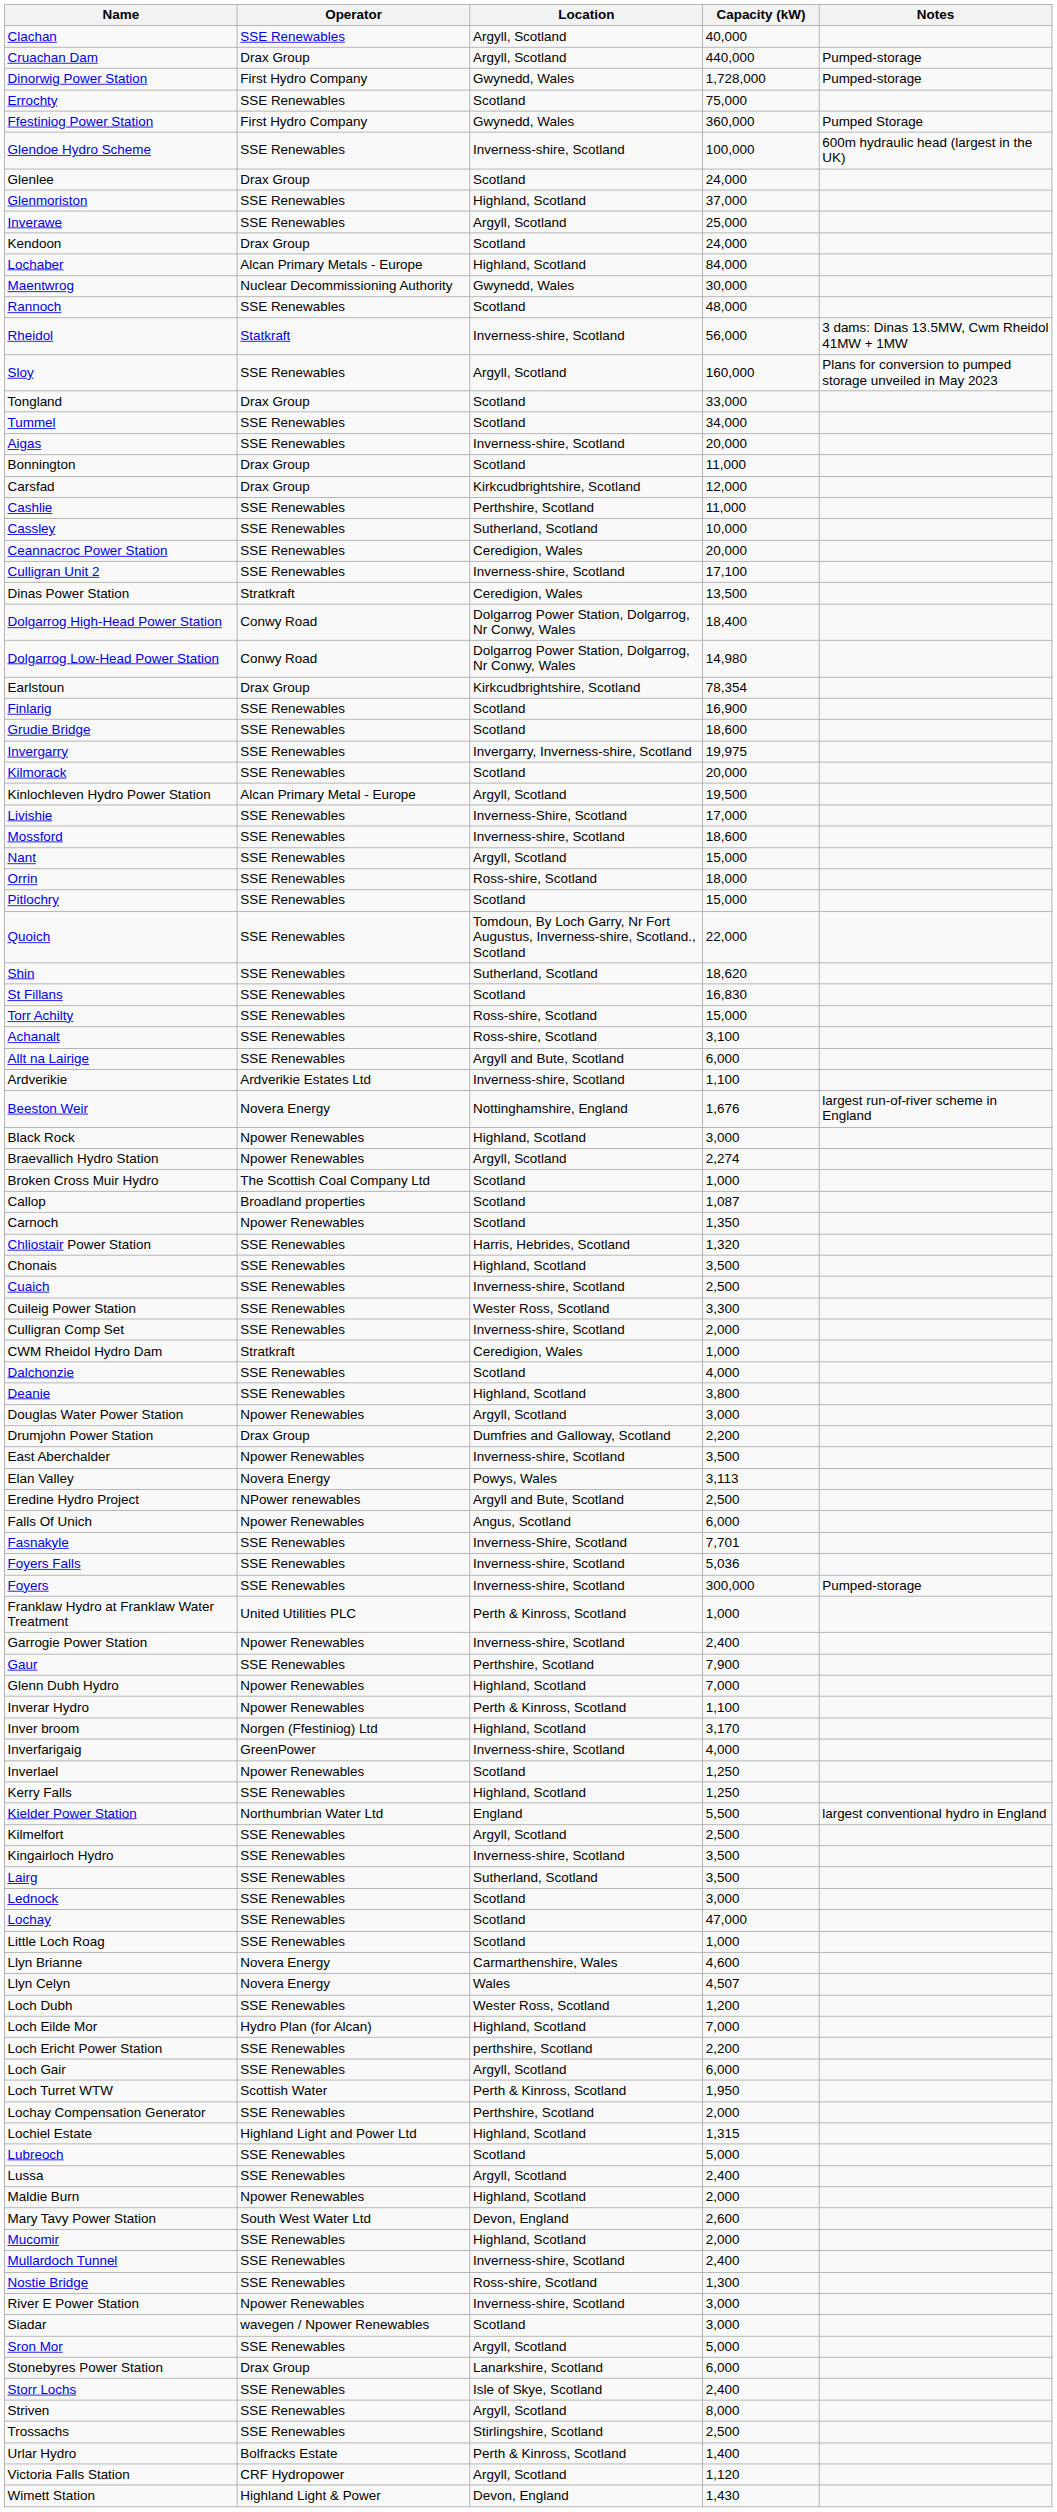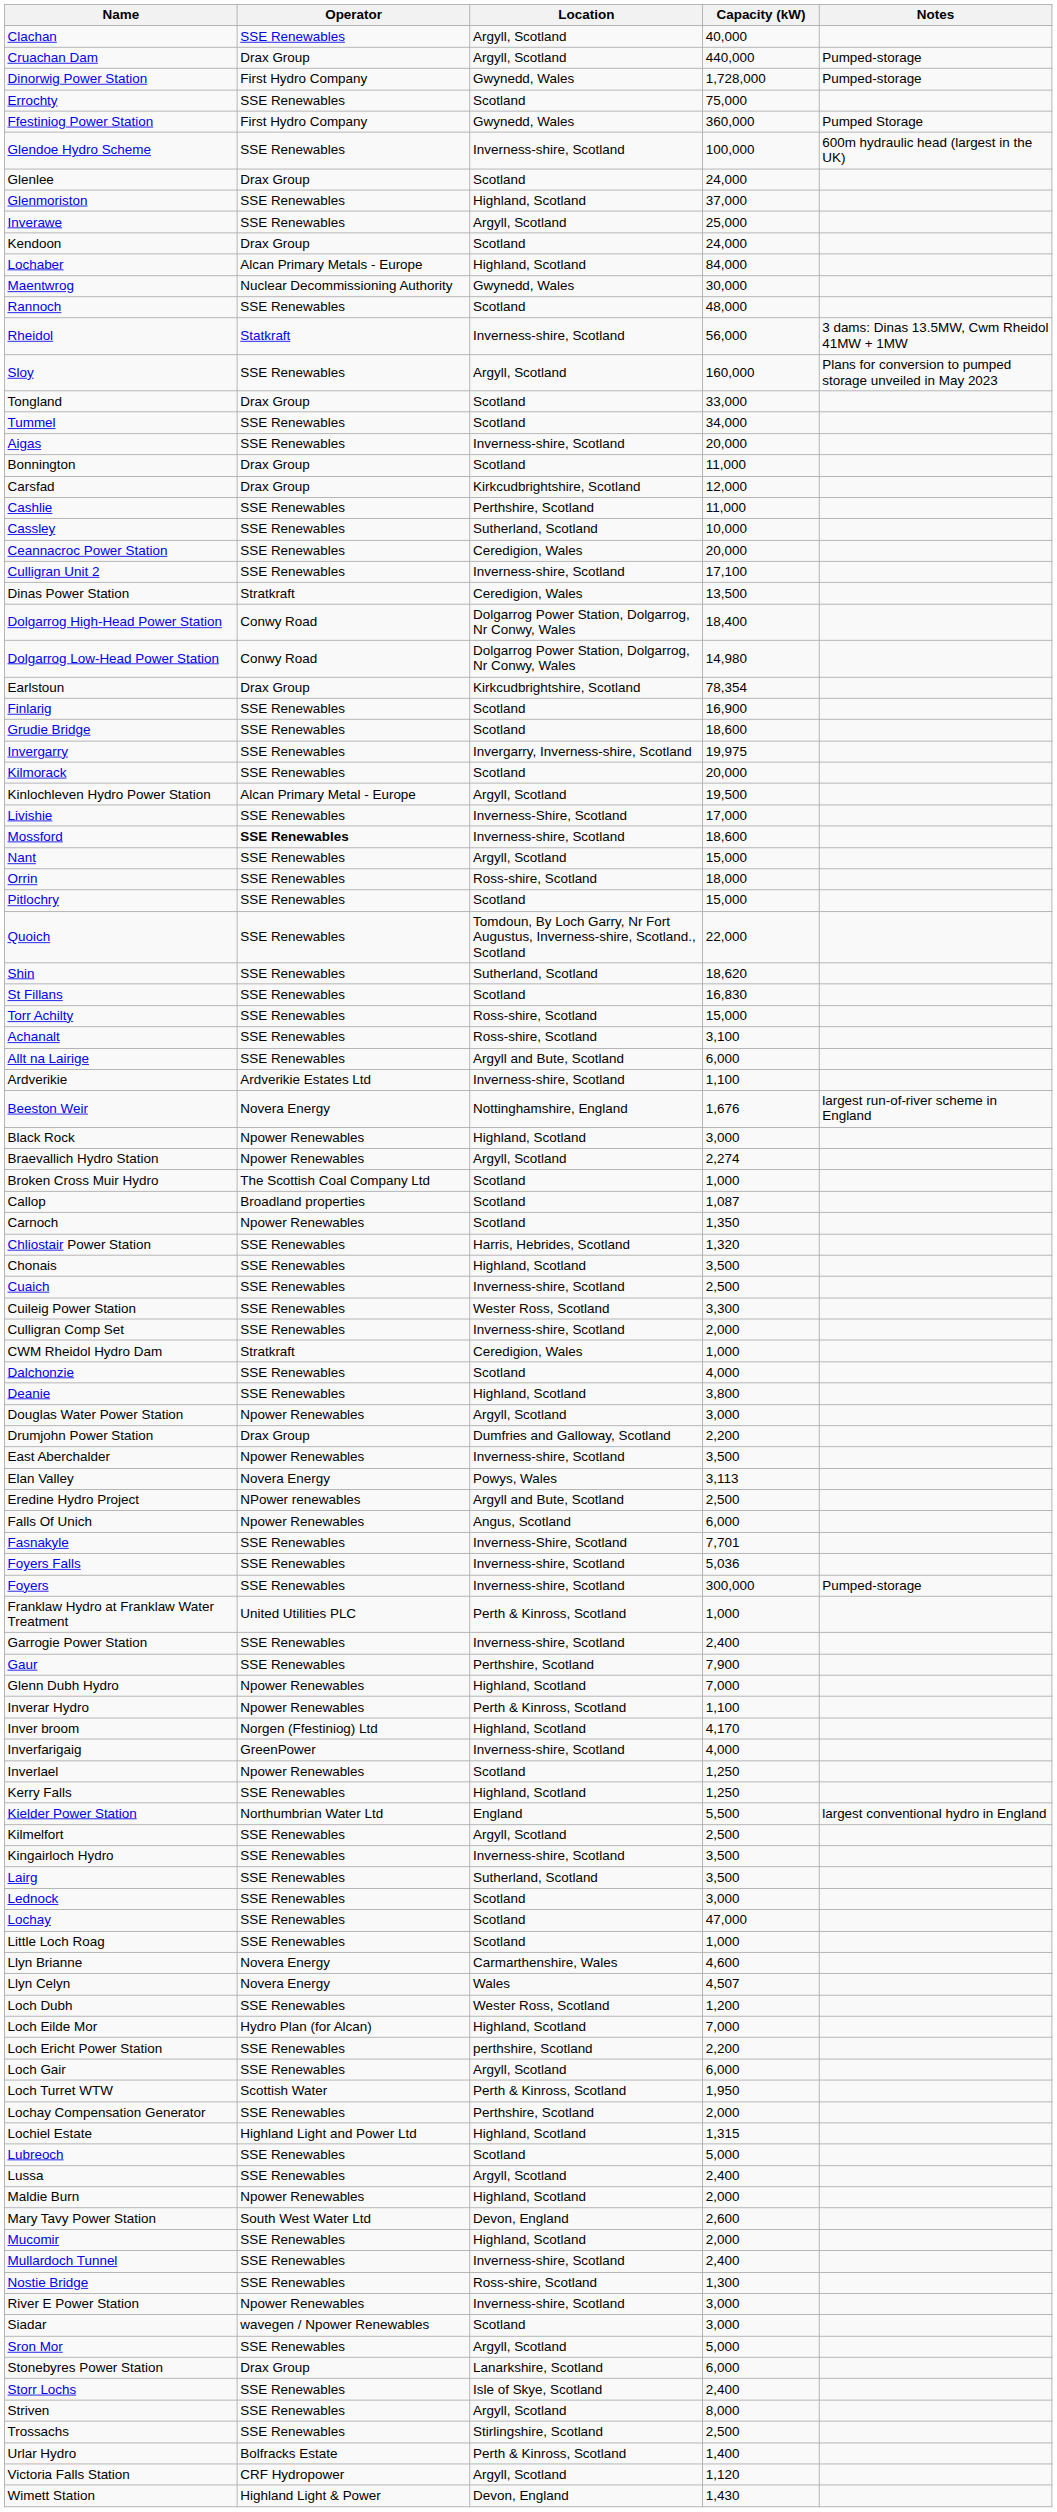(293, 836) normal -> (294, 836) bold
(302, 1643) Npower Renewables -> (293, 1643) SSE Renewables
(723, 1728) 3,170 -> (723, 1728) 4,170
